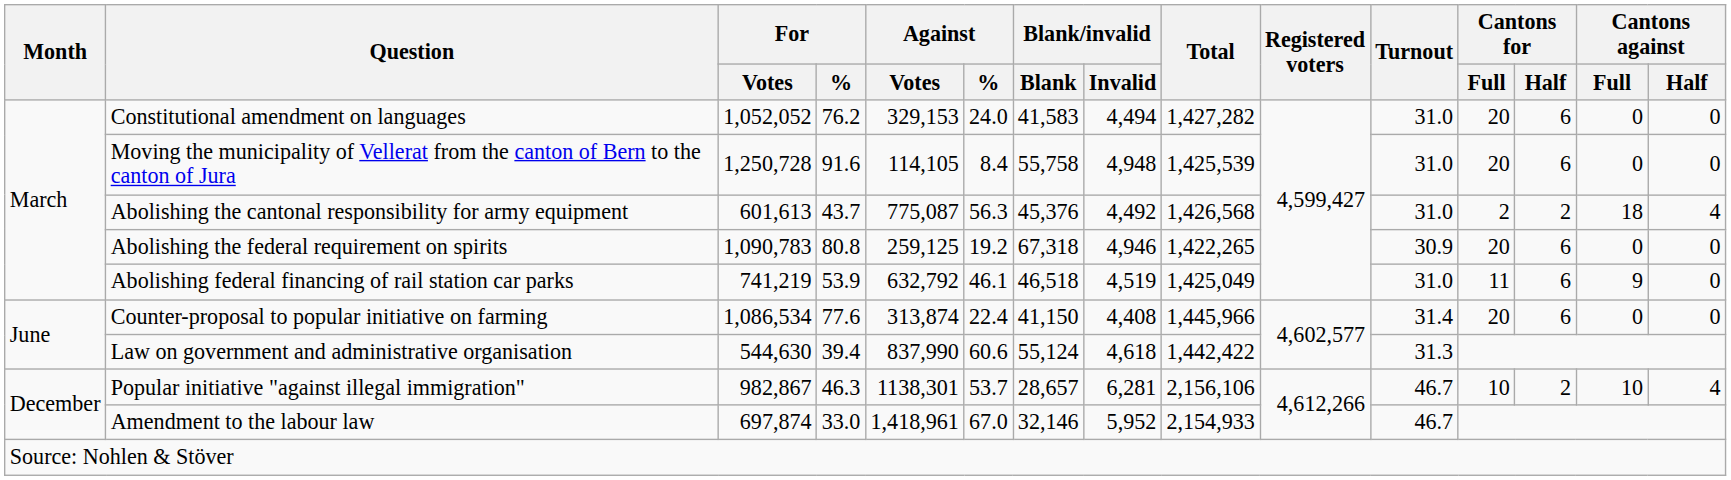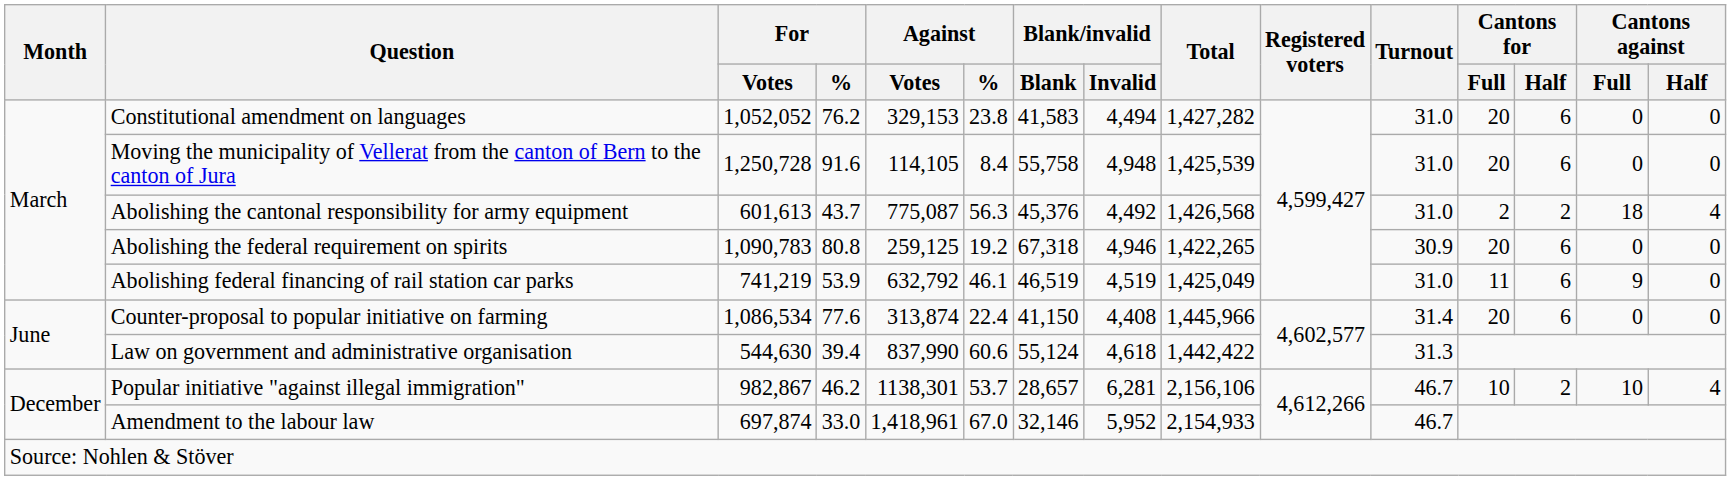(988, 116) 24.0 -> (988, 116) 23.8
(1048, 281) 46,518 -> (1048, 281) 46,519
(841, 386) 46.3 -> (841, 386) 46.2
